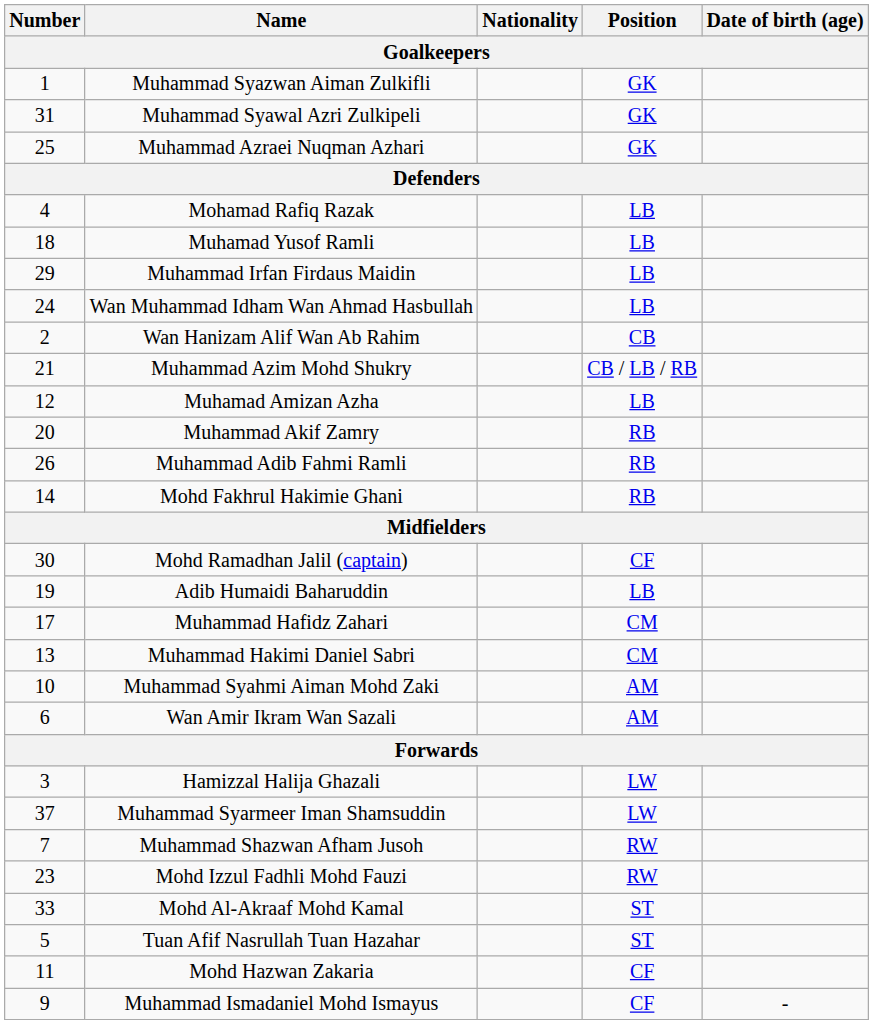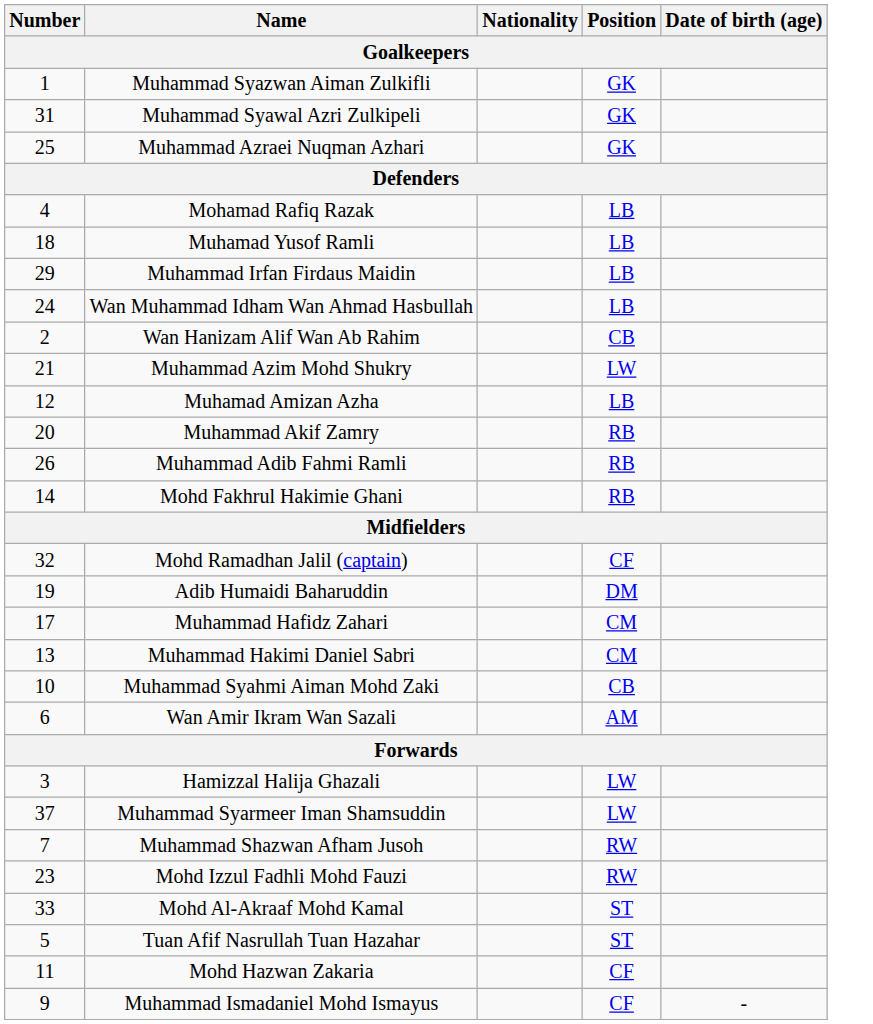(642, 369) CB / LB / RB -> (622, 369) LW
(45, 559) 30 -> (45, 559) 32
(642, 591) LB -> (622, 591) DM
(642, 686) AM -> (622, 686) CB
